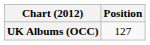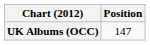(123, 31) 127 -> (123, 31) 147
